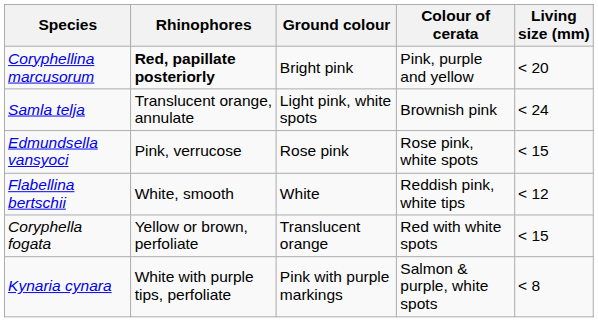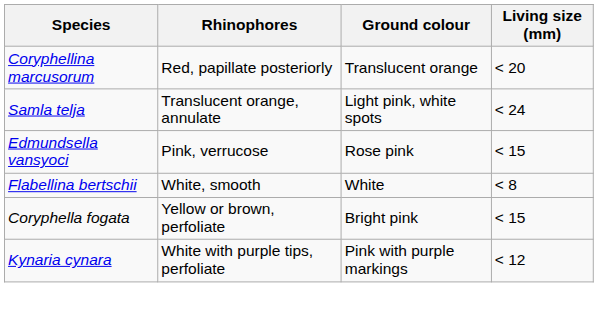- column: (456, 25)
(185, 67) bold -> (247, 67) normal
(317, 67) Bright pink -> (411, 67) Translucent orange
(533, 193) < 12 -> (506, 185) < 8
(320, 235) Translucent orange -> (381, 218) Bright pink
(529, 286) < 8 -> (510, 260) < 12
